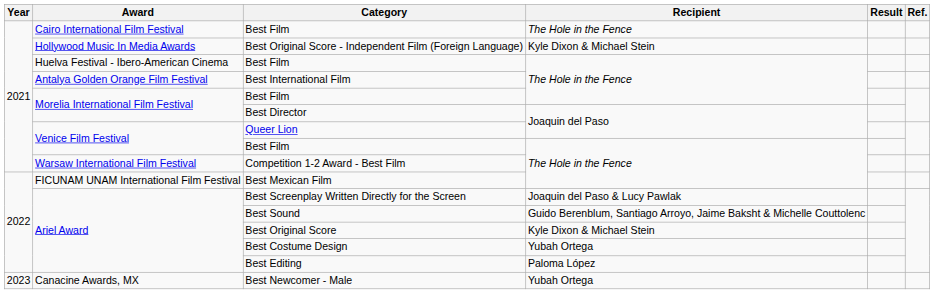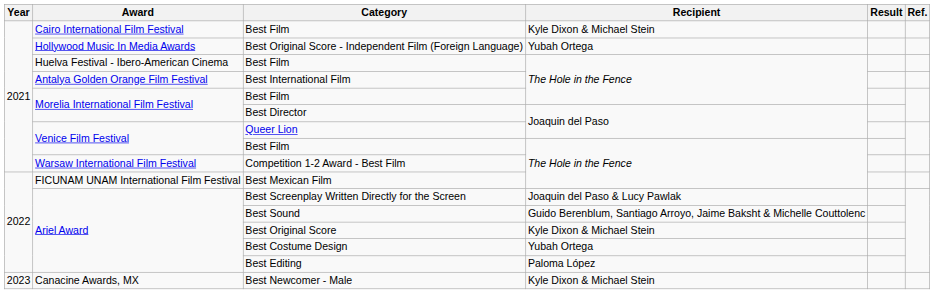(580, 29) The Hole in the Fence -> (591, 29) Kyle Dixon & Michael Stein
(591, 46) Kyle Dixon & Michael Stein -> (560, 46) Yubah Ortega
(560, 280) Yubah Ortega -> (591, 280) Kyle Dixon & Michael Stein
